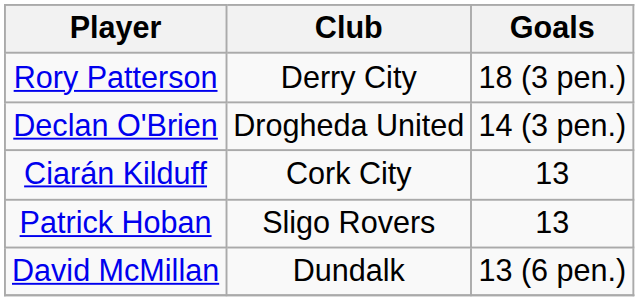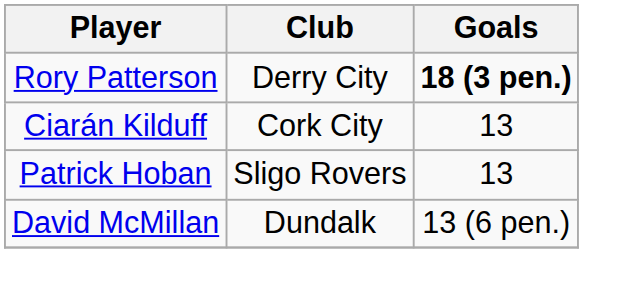(552, 77) normal -> (496, 77) bold
- row: (116, 125)
